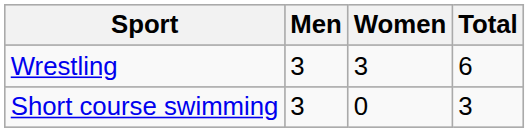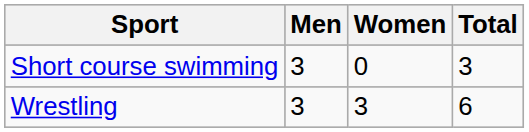rows swapped: (145, 106) <-> (64, 65)
